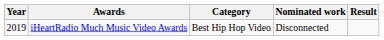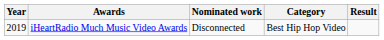columns swapped: (231, 12) <-> (311, 12)
